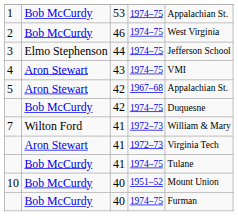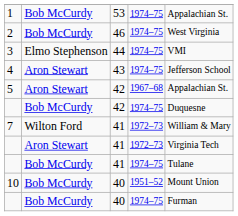(199, 51) Jefferson School -> (177, 51) VMI
(177, 70) VMI -> (199, 70) Jefferson School
